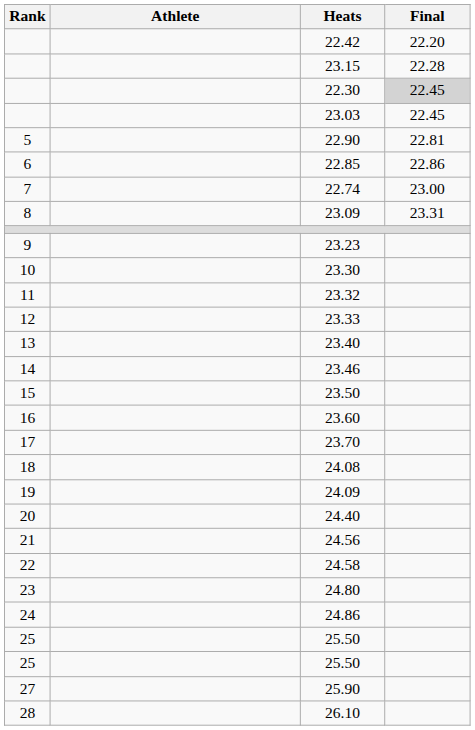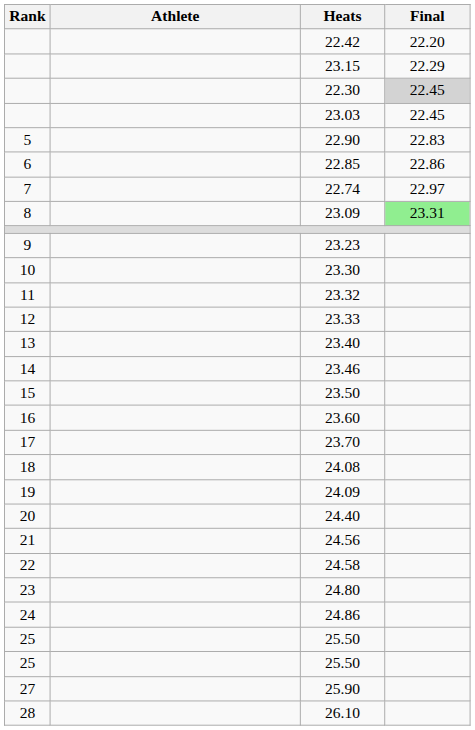(427, 66) 22.28 -> (427, 66) 22.29
(427, 139) 22.81 -> (427, 139) 22.83
(427, 189) 23.00 -> (427, 189) 22.97
(427, 213) no background -> (427, 213) lightgreen background
